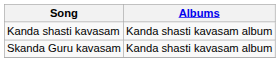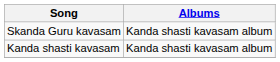rows swapped: (63, 31) <-> (64, 48)
